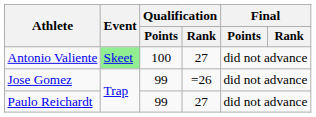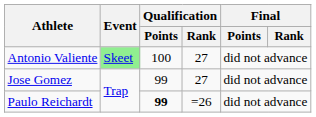(201, 80) =26 -> (201, 80) 27
(161, 102) normal -> (161, 102) bold
(201, 102) 27 -> (201, 102) =26
